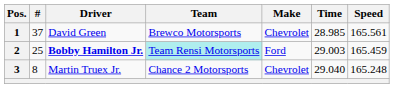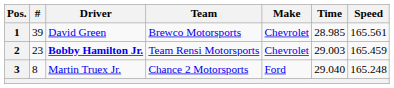(37, 32) 37 -> (37, 32) 39
(37, 51) 25 -> (37, 51) 23
(204, 51) paleturquoise background -> (204, 51) no background
(275, 51) Ford -> (287, 51) Chevrolet
(287, 69) Chevrolet -> (275, 69) Ford
